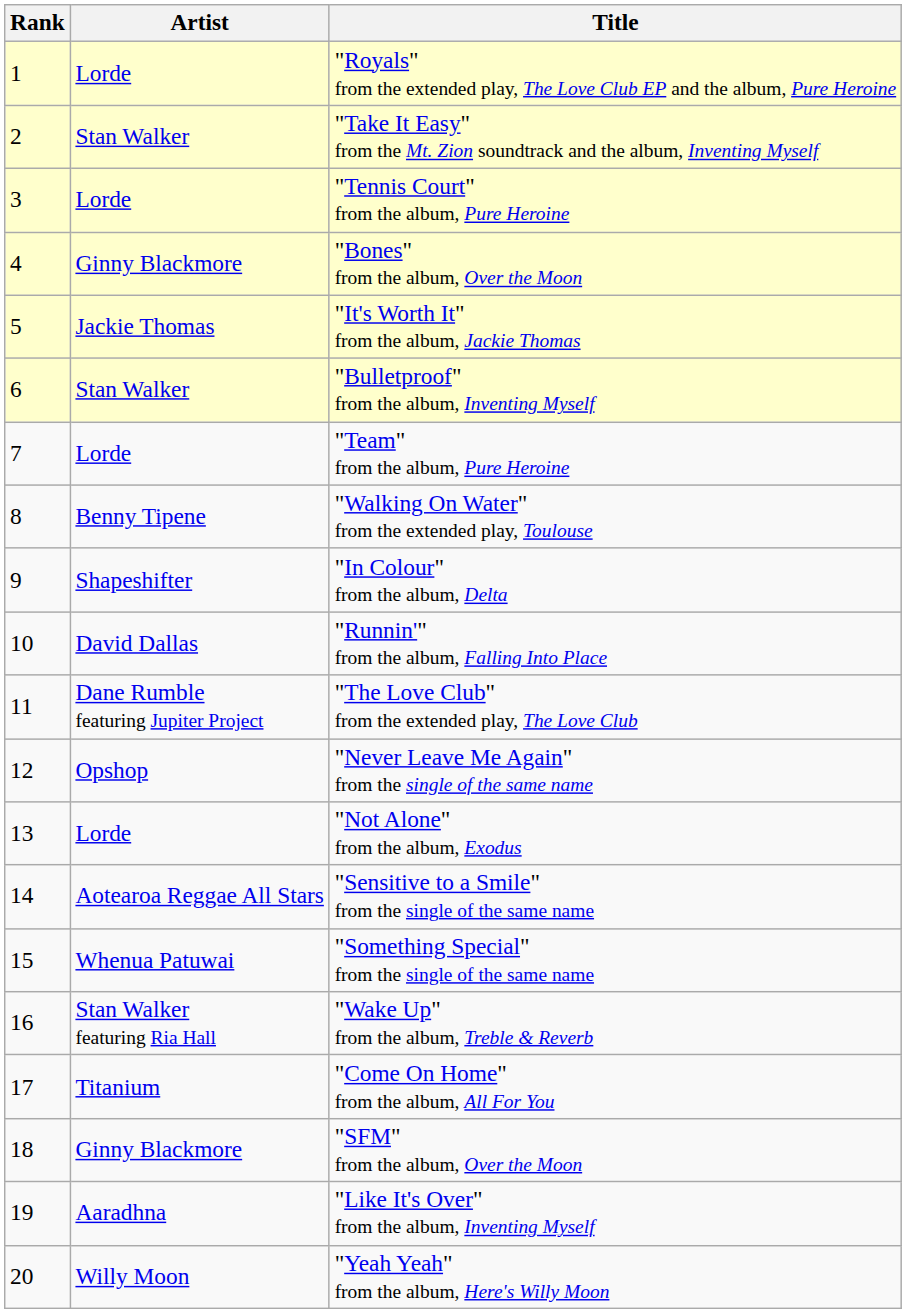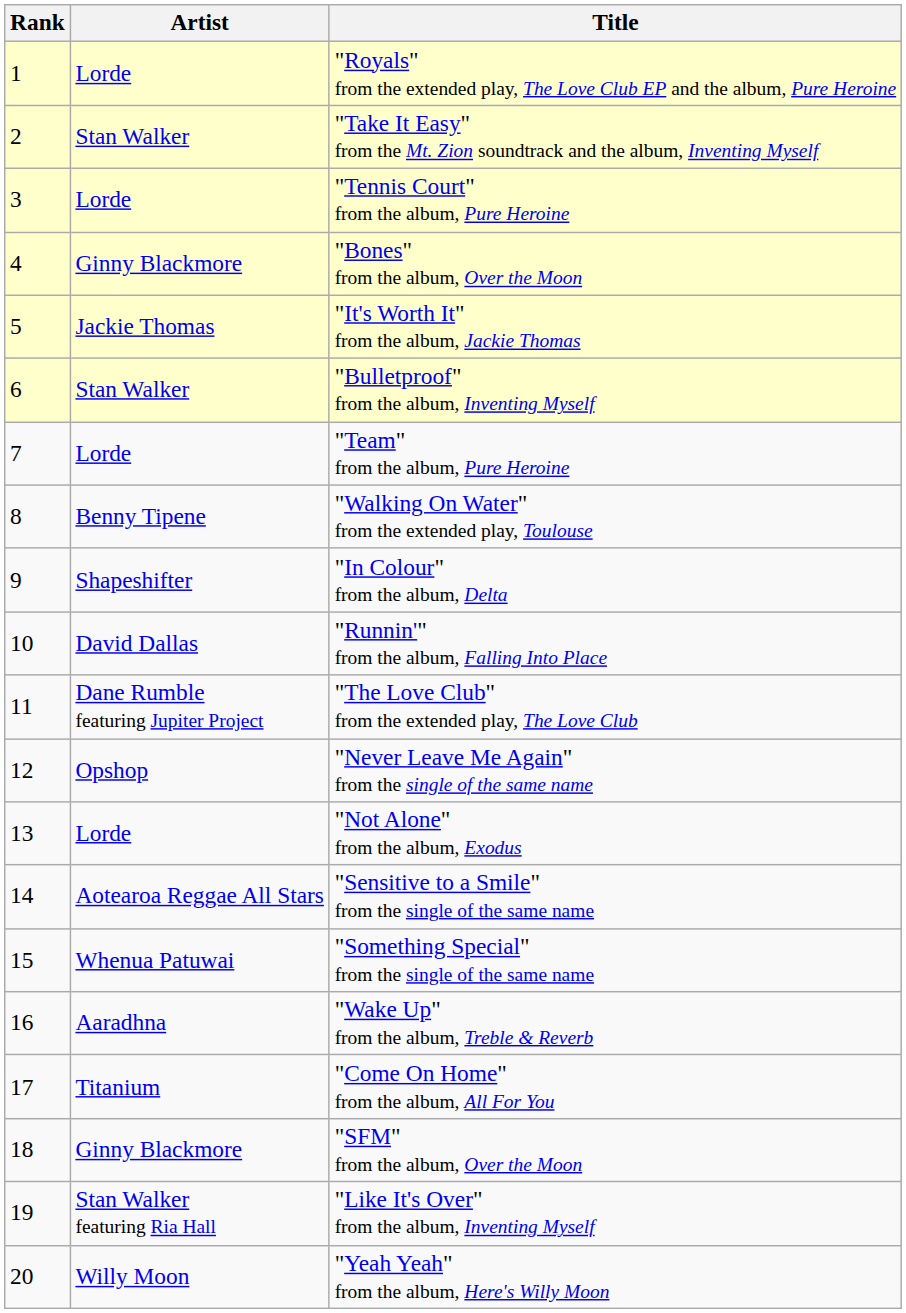(146, 1023) Stan Walker featuring Ria Hall -> (121, 1023) Aaradhna
(121, 1213) Aaradhna -> (146, 1213) Stan Walker featuring Ria Hall
